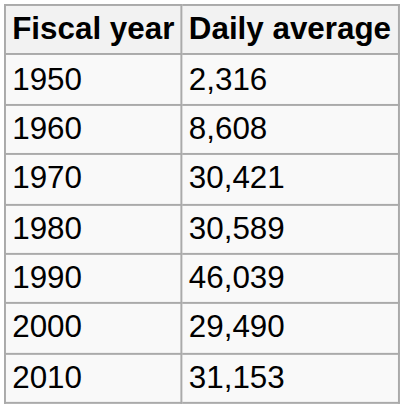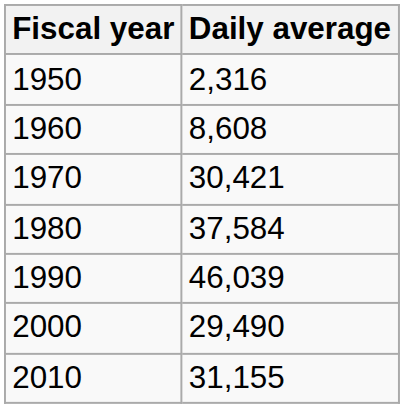(237, 228) 30,589 -> (237, 228) 37,584
(237, 377) 31,153 -> (237, 377) 31,155
